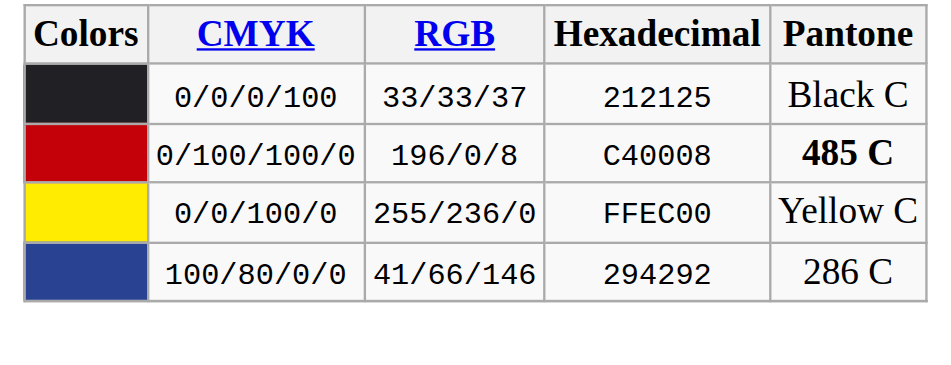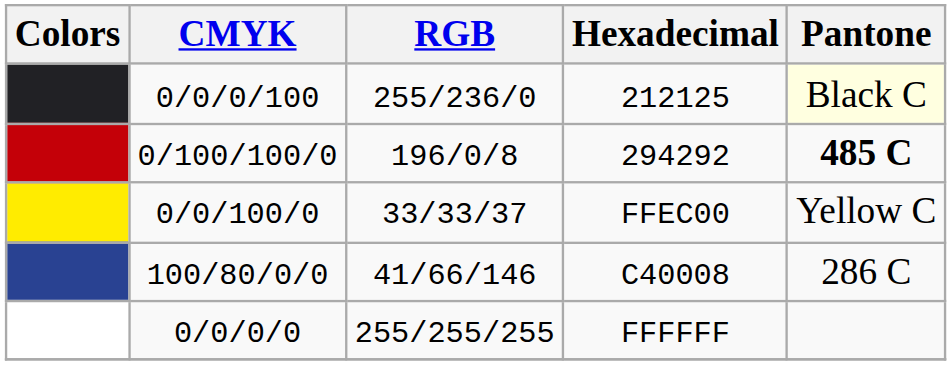(455, 97) 33/33/37 -> (455, 97) 255/236/0
(848, 93) no background -> (866, 93) lightyellow background
(657, 156) C40008 -> (675, 156) 294292
(455, 216) 255/236/0 -> (455, 216) 33/33/37
(657, 275) 294292 -> (675, 275) C40008
+ row: (238, 334)
